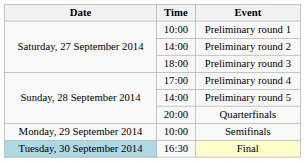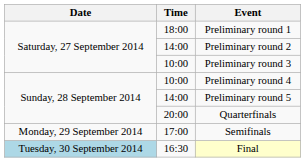(176, 30) 10:00 -> (176, 30) 18:00
(176, 64) 18:00 -> (176, 64) 10:00
(176, 81) 17:00 -> (176, 81) 10:00
(176, 132) 10:00 -> (176, 132) 17:00
